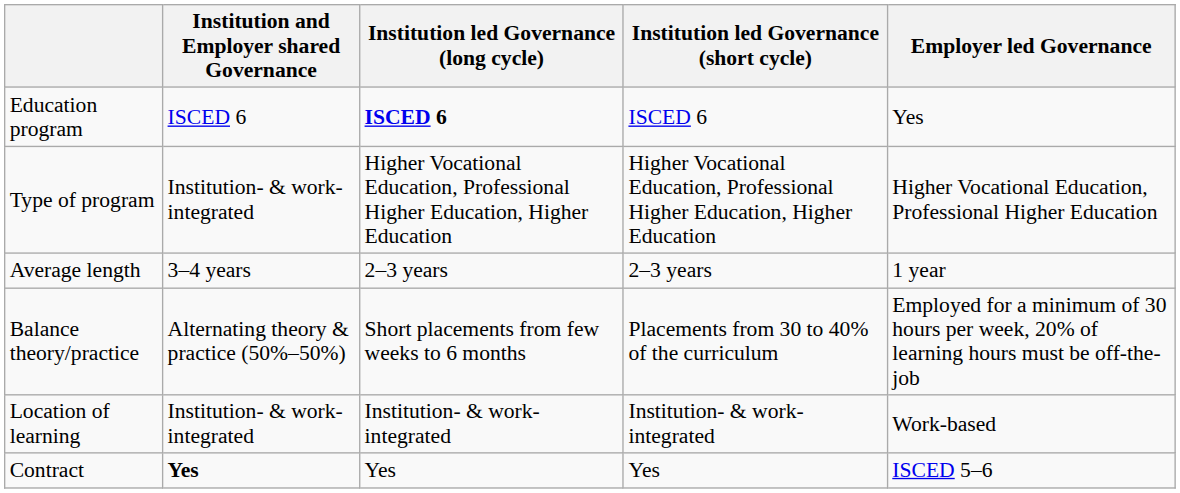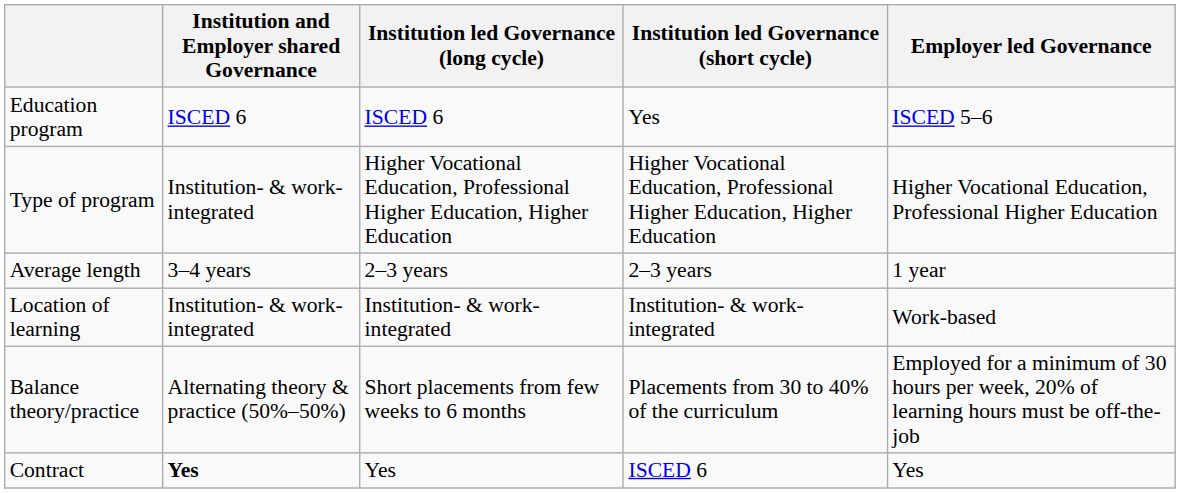(406, 116) bold -> (404, 116) normal
(668, 116) ISCED 6 -> (644, 116) Yes
(908, 116) Yes -> (942, 116) ISCED 5–6
rows swapped: (74, 340) <-> (60, 423)
(644, 470) Yes -> (668, 470) ISCED 6
(942, 470) ISCED 5–6 -> (908, 470) Yes
